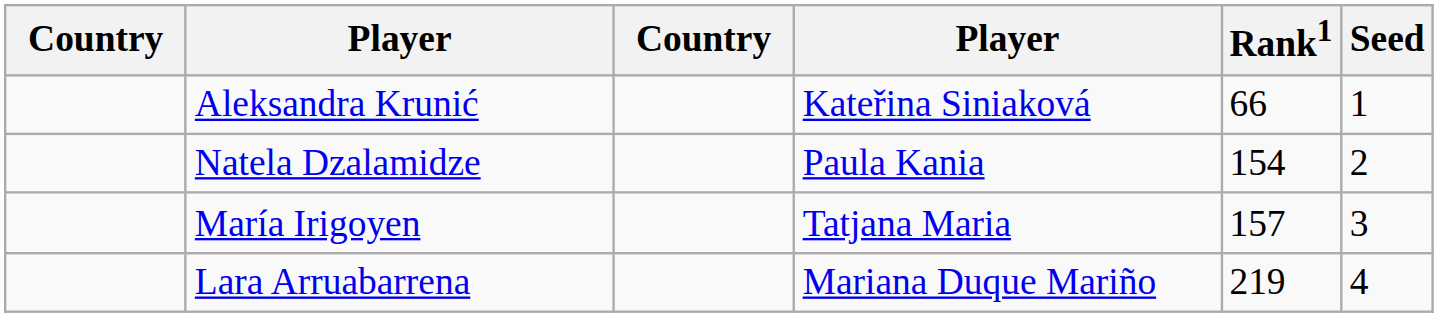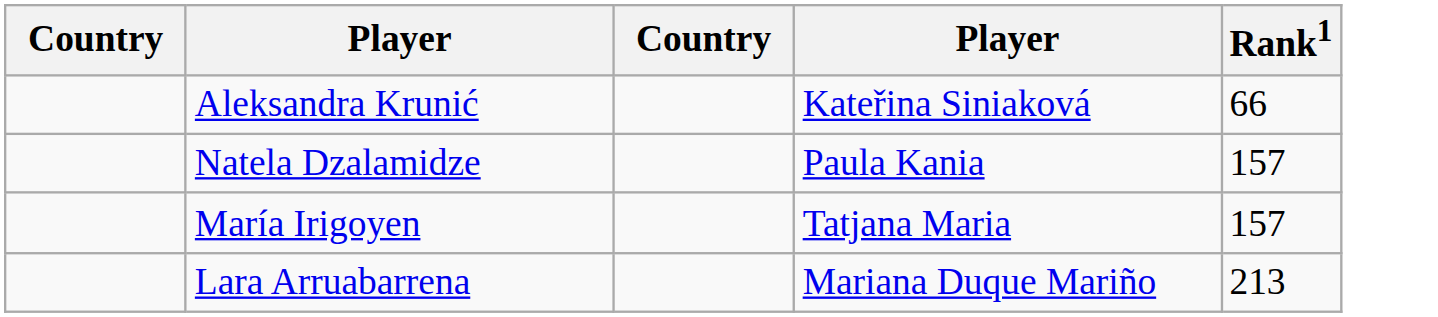- column: (1387, 39)
(1258, 163) 154 -> (1258, 163) 157
(1258, 281) 219 -> (1258, 281) 213
